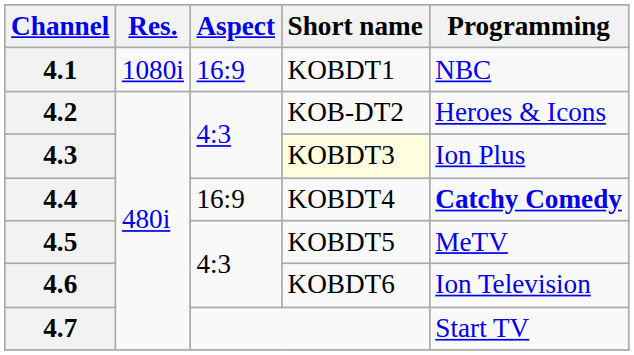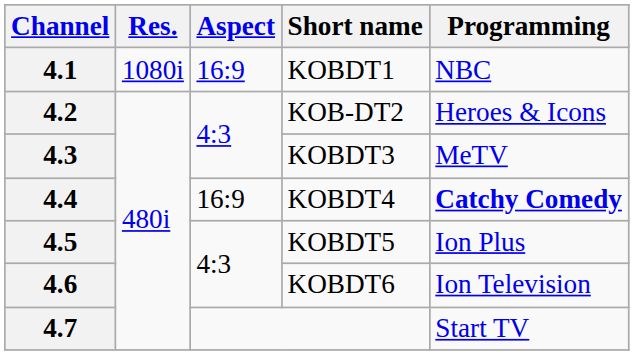(341, 155) lightyellow background -> (341, 155) no background
(480, 155) Ion Plus -> (472, 155) MeTV
(472, 241) MeTV -> (480, 241) Ion Plus
